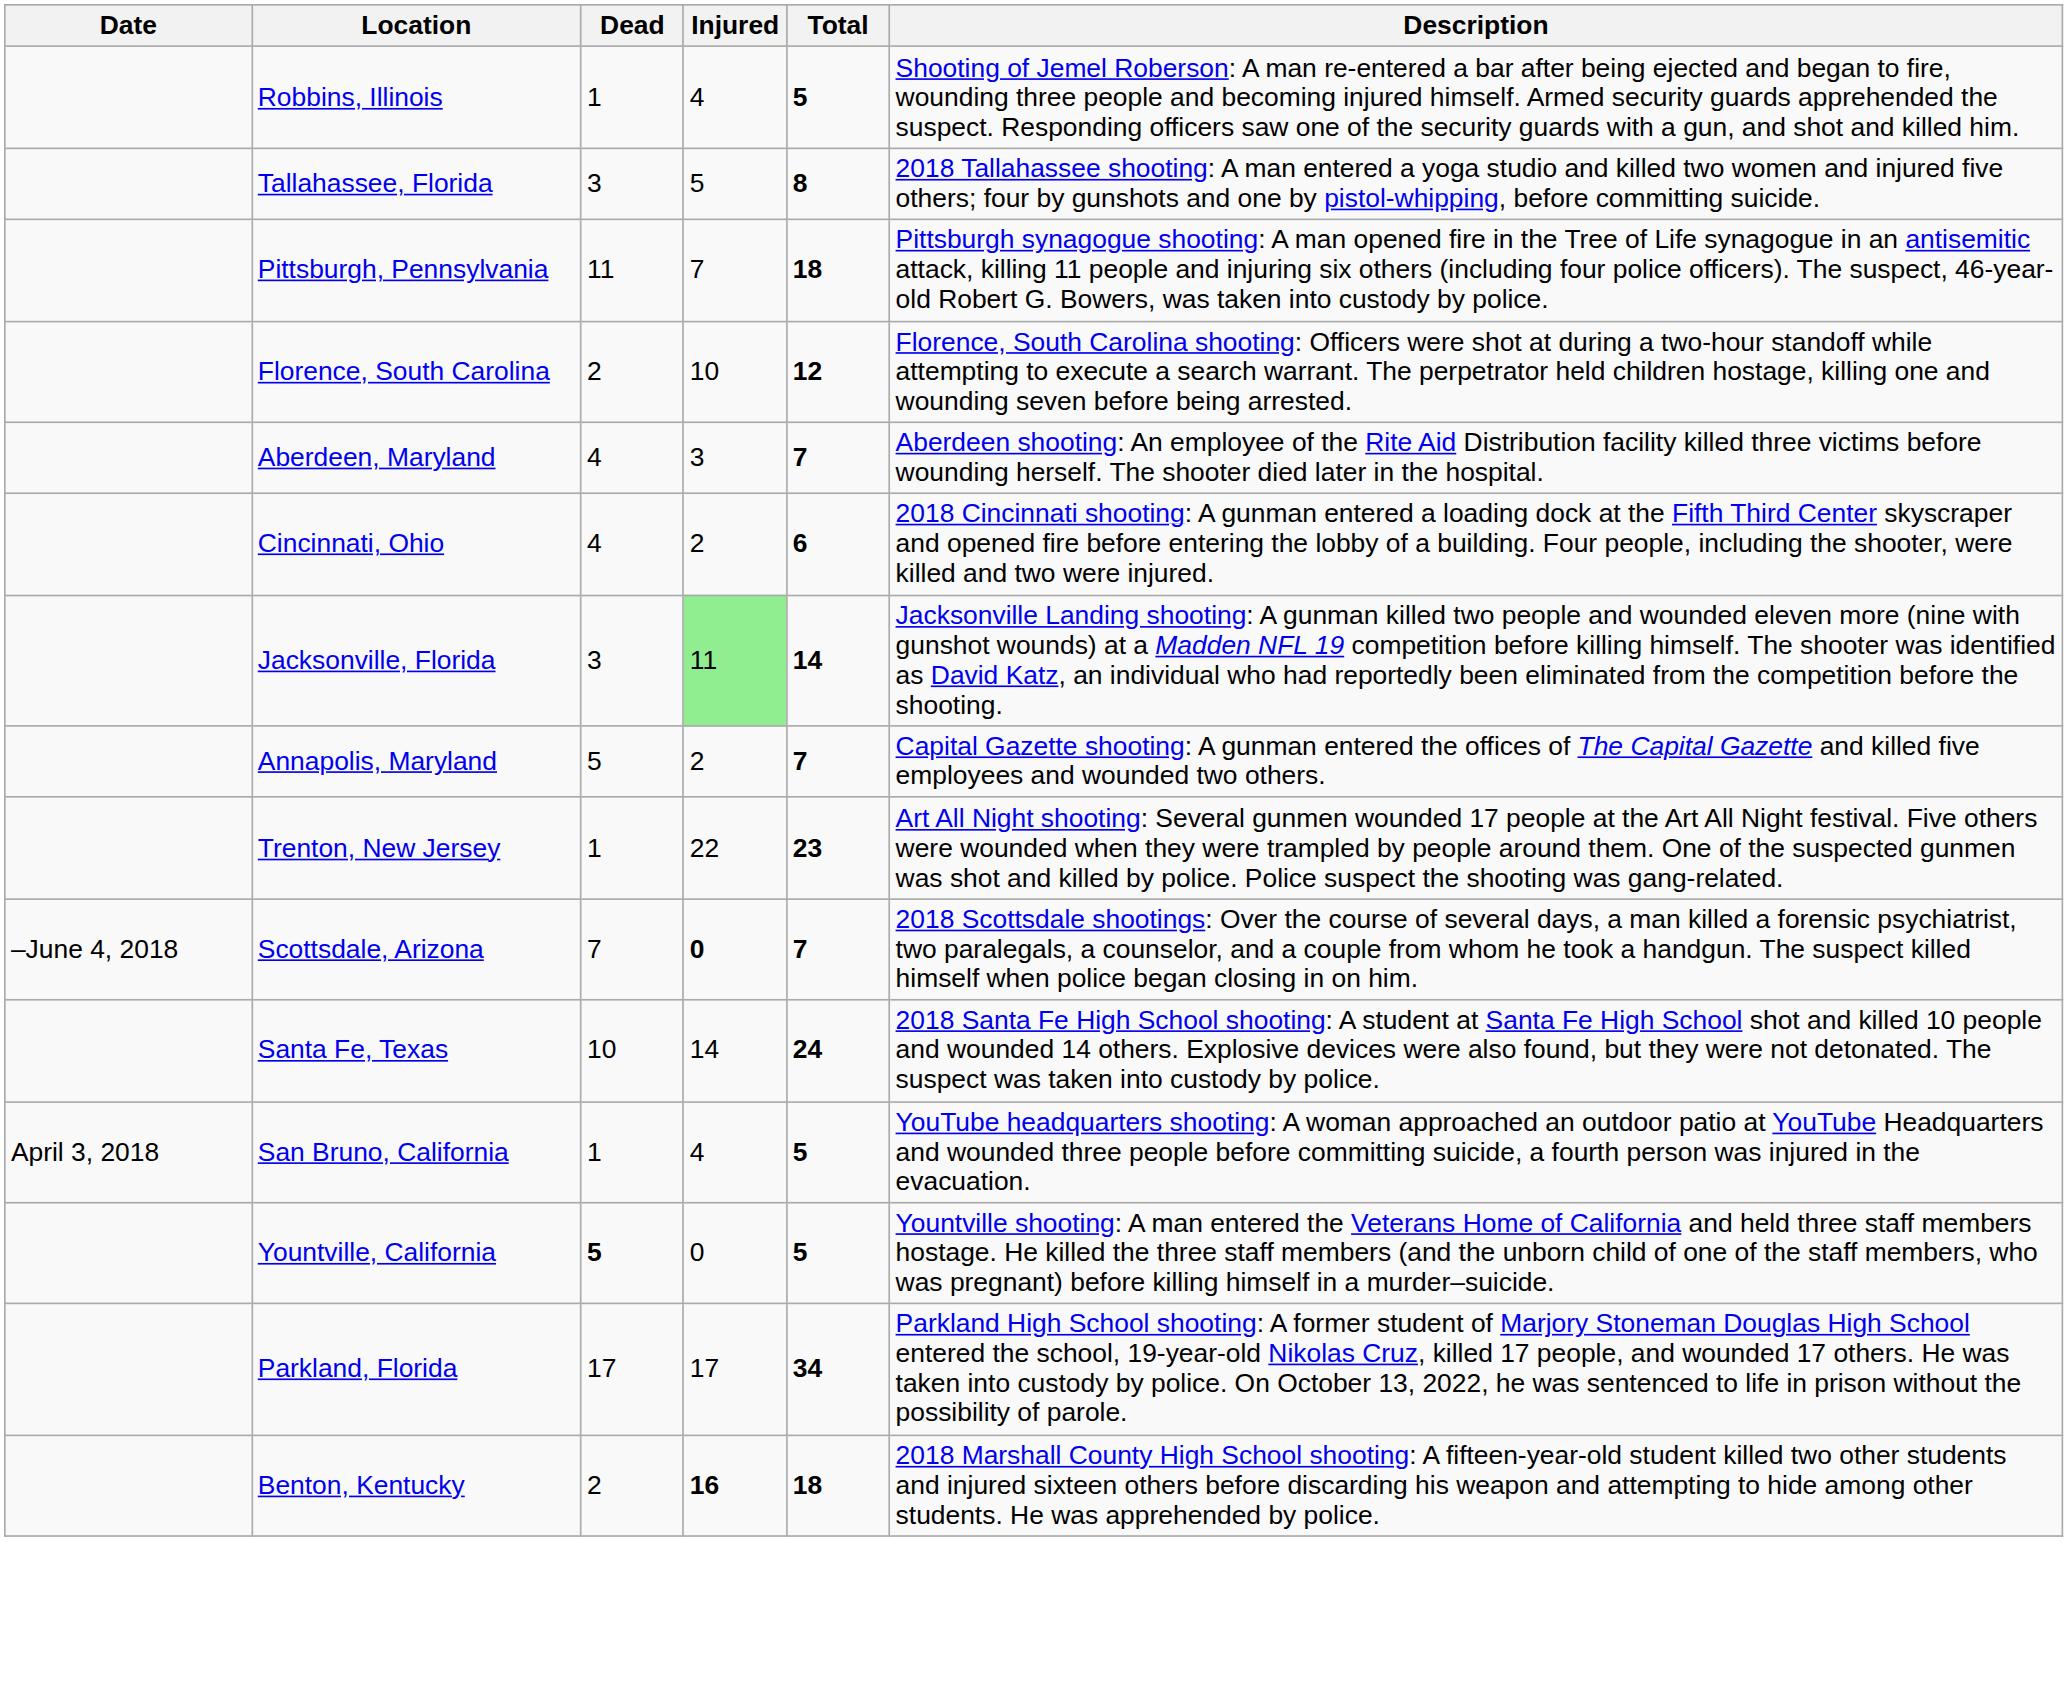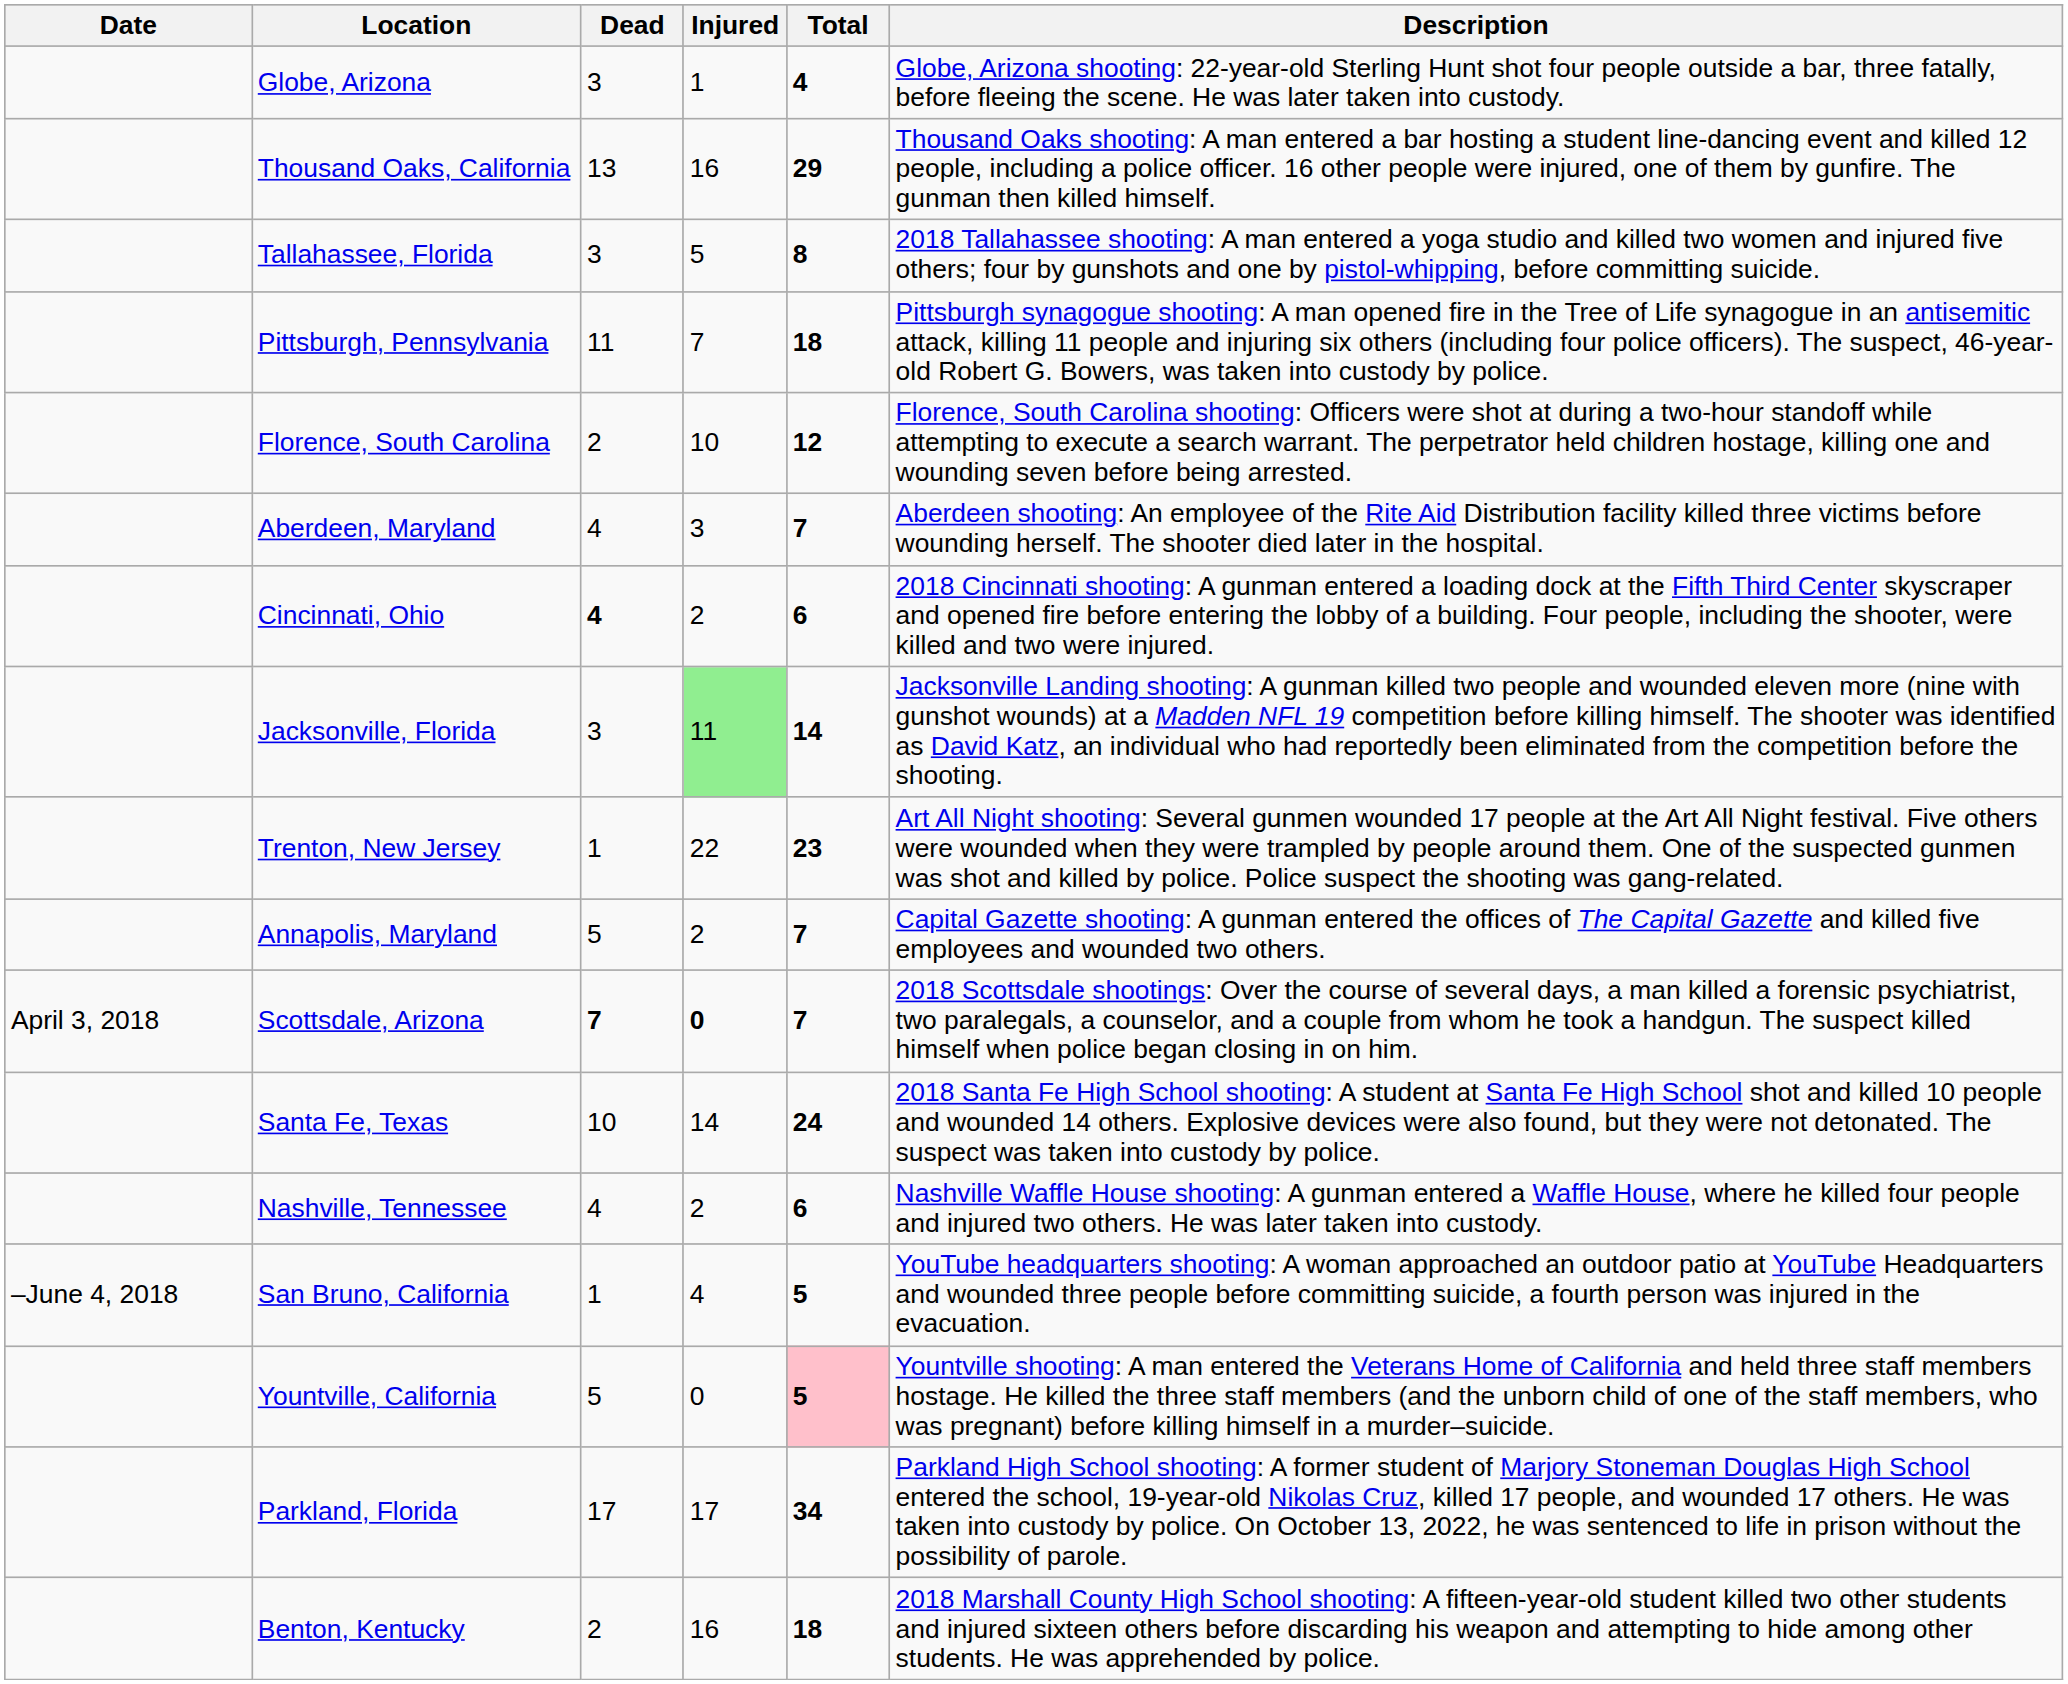+ row: (344, 82)
- row: (350, 97)
+ row: (414, 168)
(594, 543) normal -> (594, 615) bold
rows swapped: (377, 761) <-> (379, 847)
(95, 949) –June 4, 2018 -> (85, 1020) April 3, 2018
(594, 949) normal -> (594, 1020) bold
+ row: (382, 1208)
(85, 1151) April 3, 2018 -> (95, 1294) –June 4, 2018
(594, 1252) bold -> (594, 1395) normal
(800, 1252) no background -> (800, 1395) pink background
(705, 1485) bold -> (705, 1628) normal
